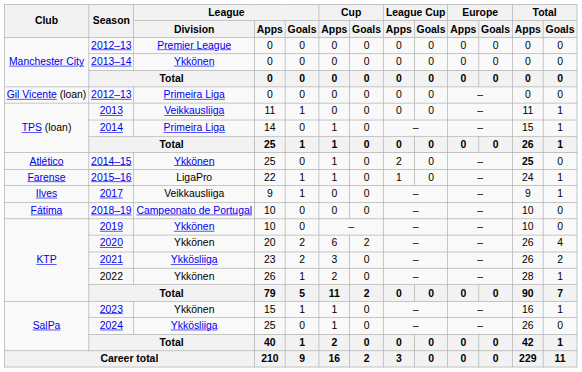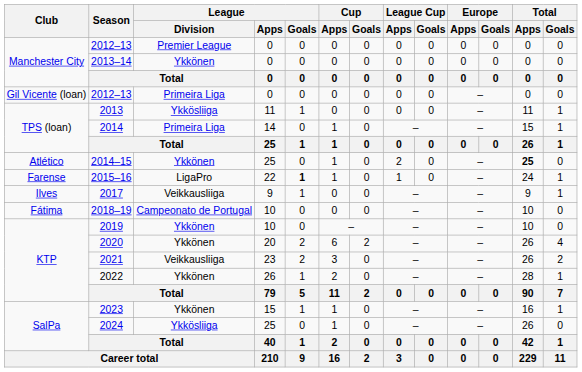(194, 111) Veikkausliiga -> (194, 111) Ykkösliiga
(302, 177) normal -> (302, 177) bold
(194, 260) Ykkösliiga -> (194, 260) Veikkausliiga
